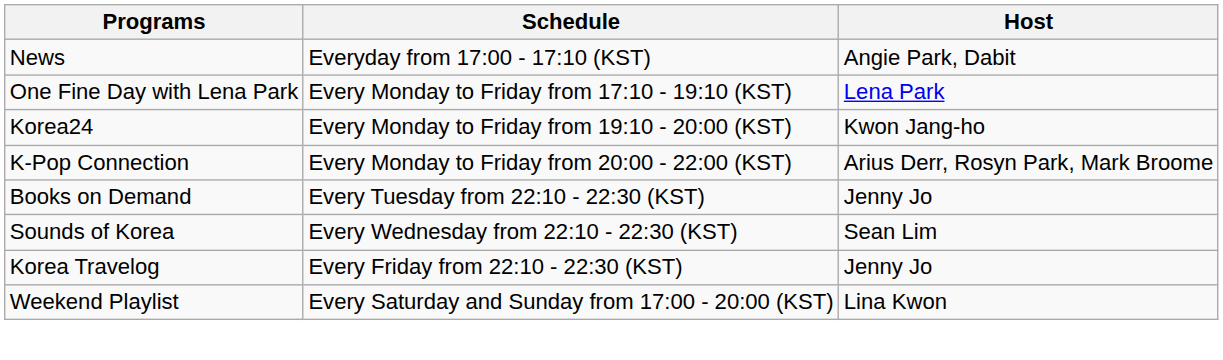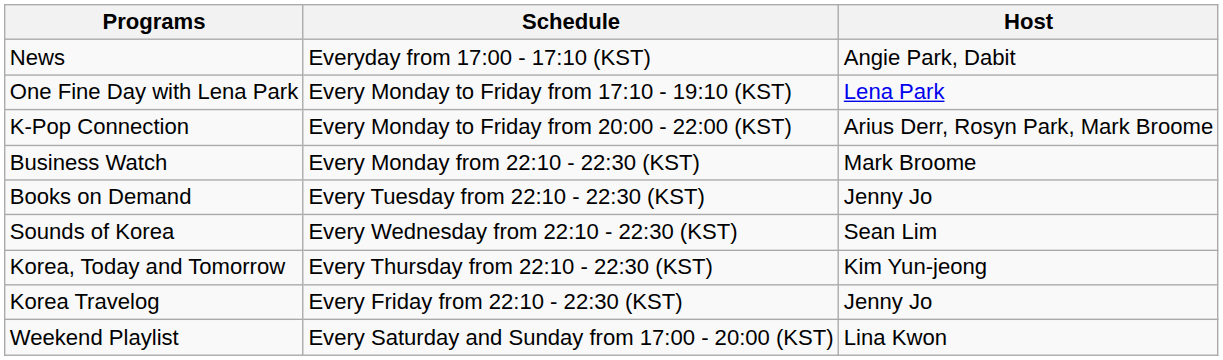- row: (52, 127)
+ row: (89, 162)
+ row: (147, 267)
